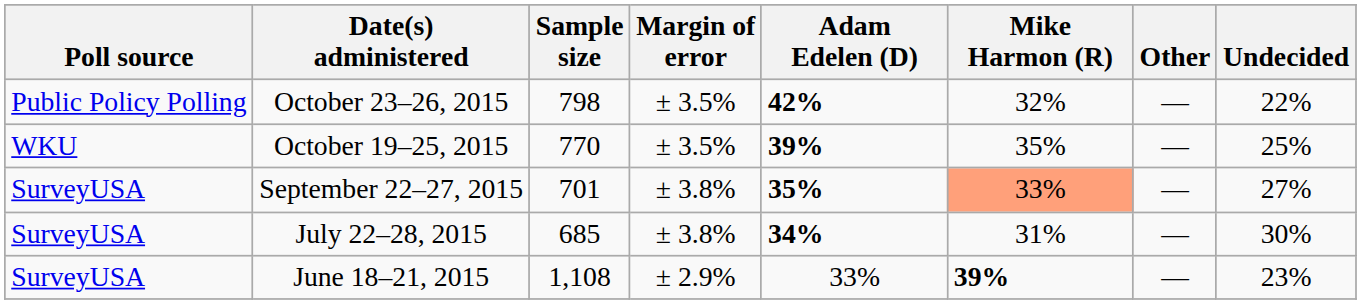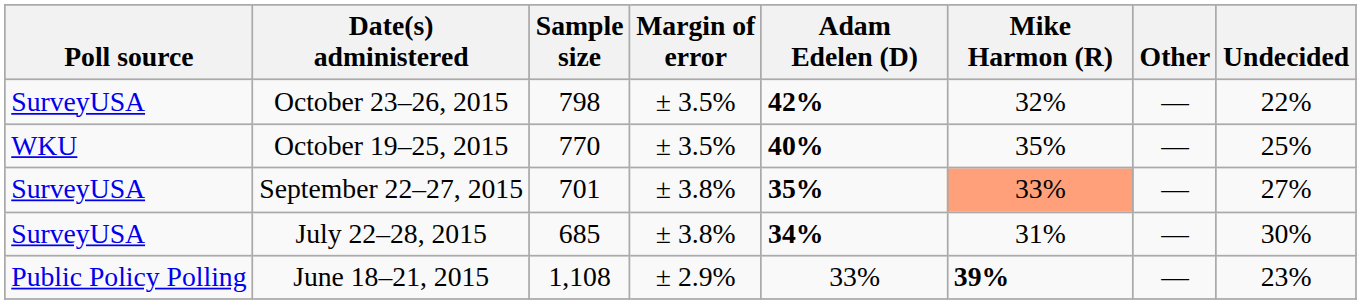(129, 101) Public Policy Polling -> (78, 101) SurveyUSA
(796, 145) 39% -> (796, 145) 40%
(78, 277) SurveyUSA -> (129, 277) Public Policy Polling
